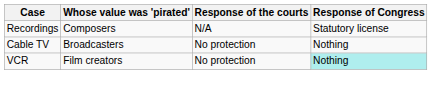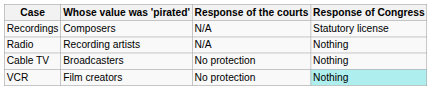+ row: (20, 45)
